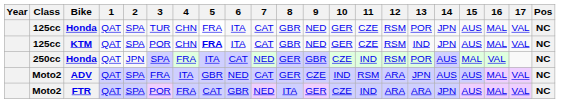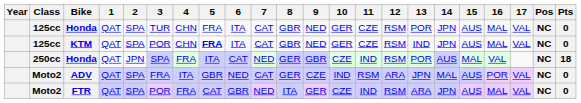+ column: (566, 12)
(447, 75) AUS -> (447, 75) MAL
(497, 75) MAL -> (497, 75) POR
(395, 91) ARA -> (395, 91) RSM
